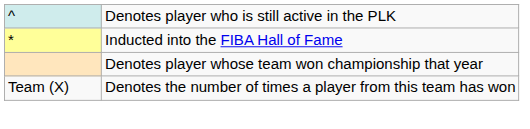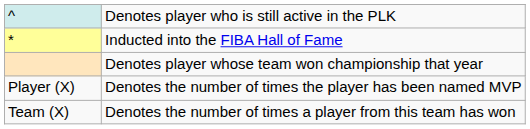+ row: (41, 87)
